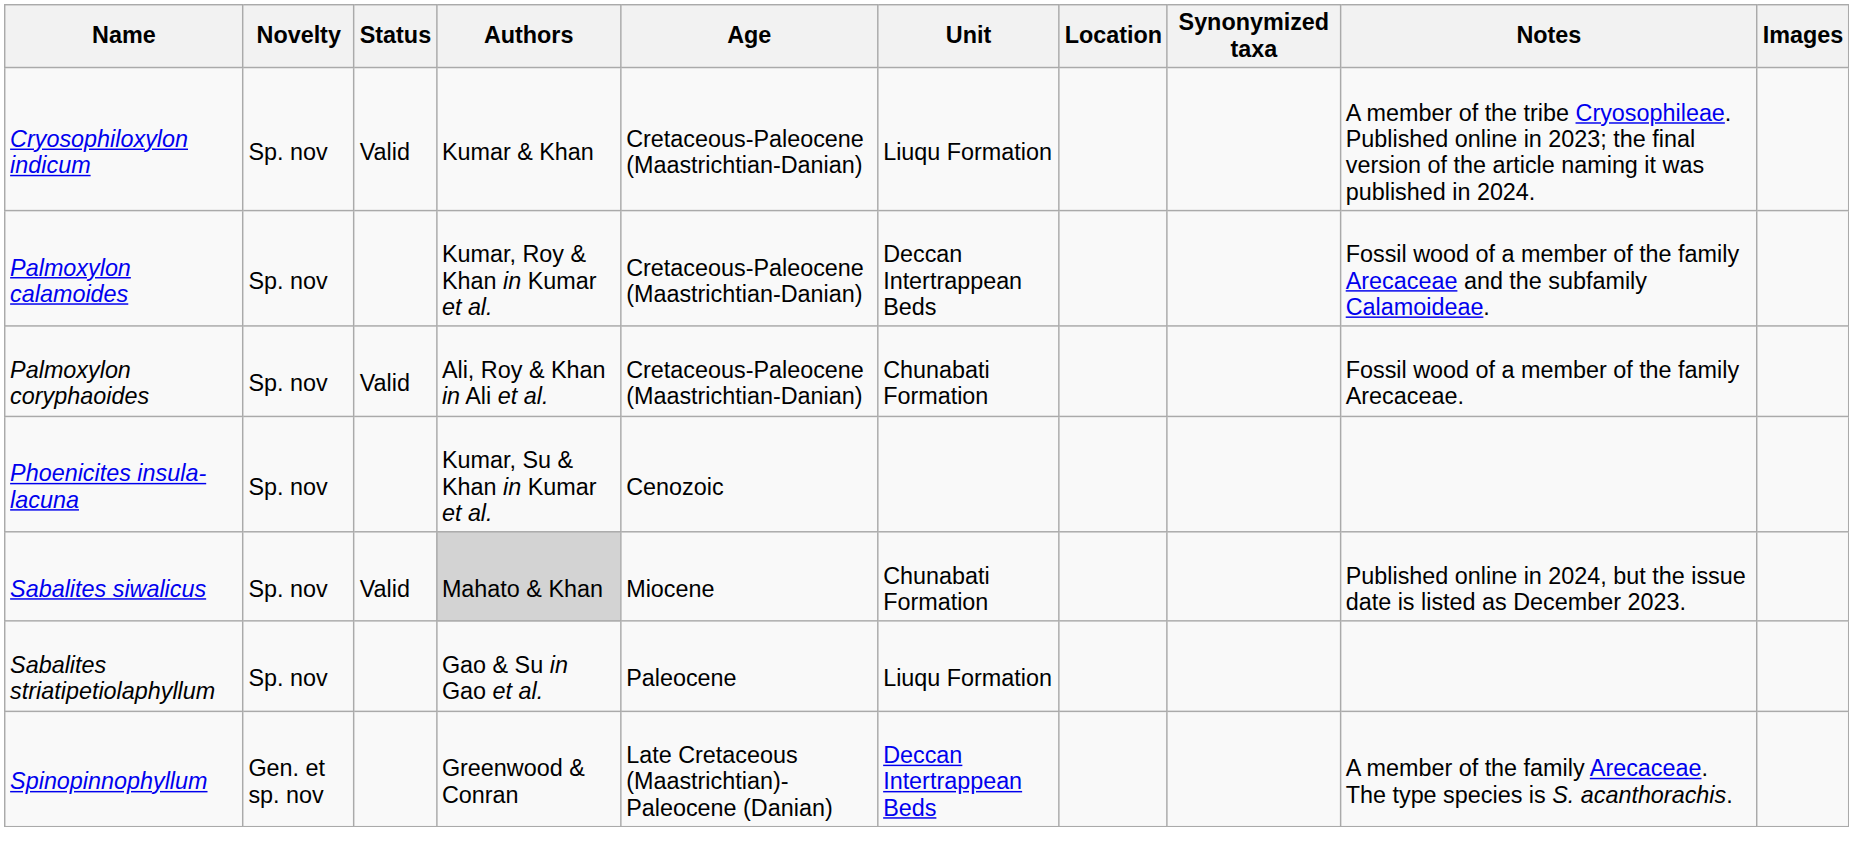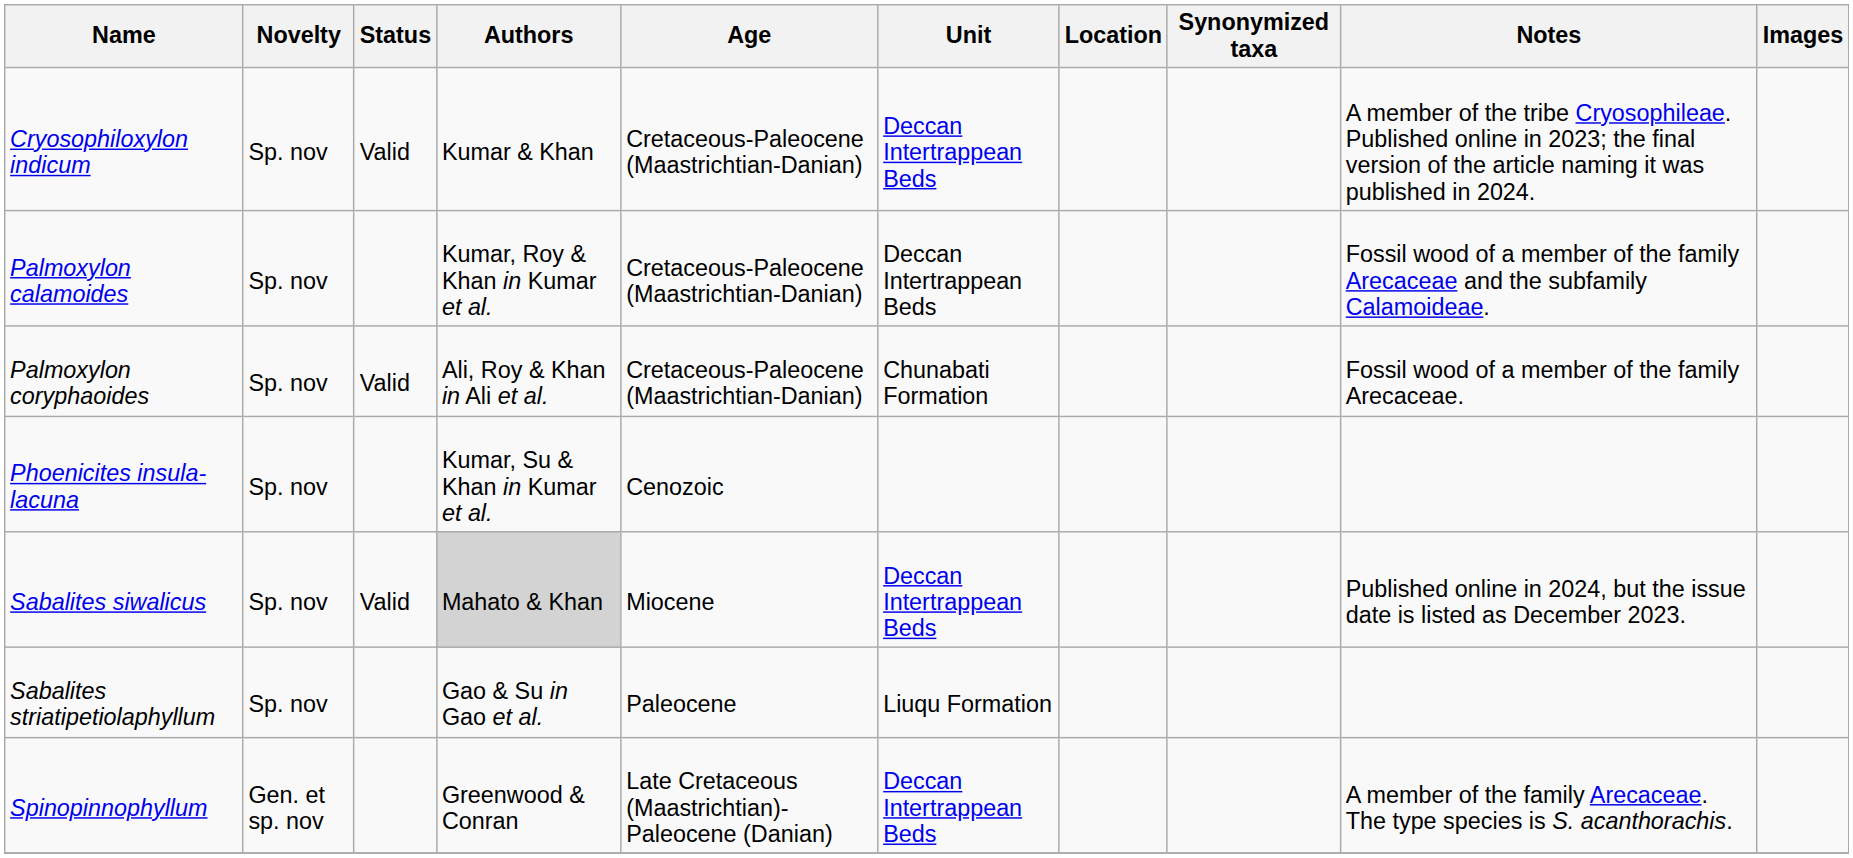(968, 152) Liuqu Formation -> (953, 152) Deccan Intertrappean Beds
(936, 589) Chunabati Formation -> (953, 602) Deccan Intertrappean Beds
